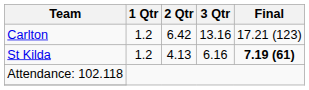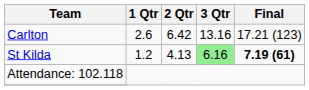(144, 34) 1.2 -> (144, 34) 2.6
(215, 54) no background -> (215, 54) lightgreen background
